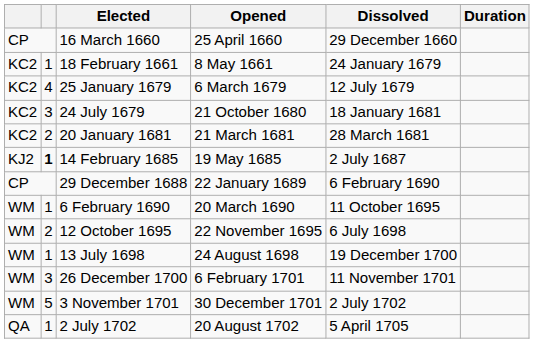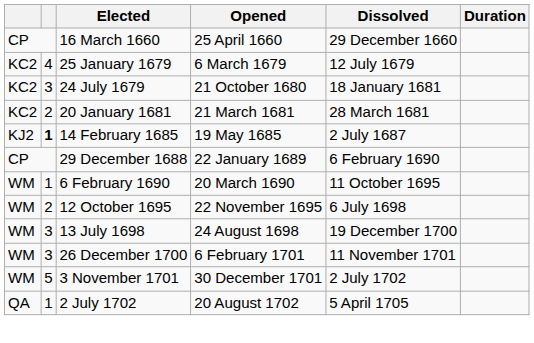- row: (119, 64)
(48, 254) 1 -> (48, 231) 3
